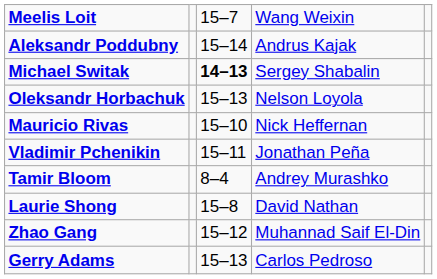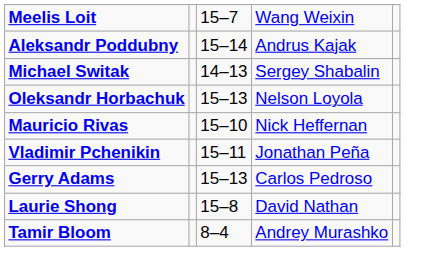(224, 71) bold -> (224, 71) normal
rows swapped: (61, 260) <-> (60, 179)
- row: (53, 233)
